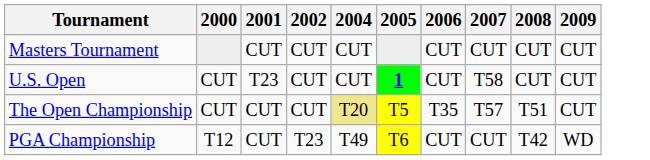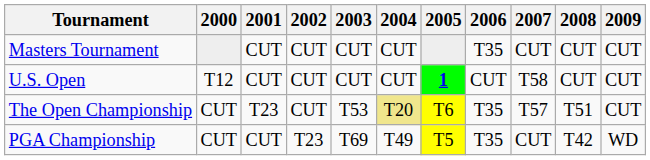+ column: (354, 19)
(443, 49) CUT -> (488, 49) T35
(219, 79) CUT -> (219, 79) T12
(264, 79) T23 -> (264, 79) CUT
(264, 109) CUT -> (264, 109) T23
(398, 109) T5 -> (443, 109) T6
(219, 140) T12 -> (219, 140) CUT
(398, 140) T6 -> (443, 140) T5
(443, 140) CUT -> (488, 140) T35
